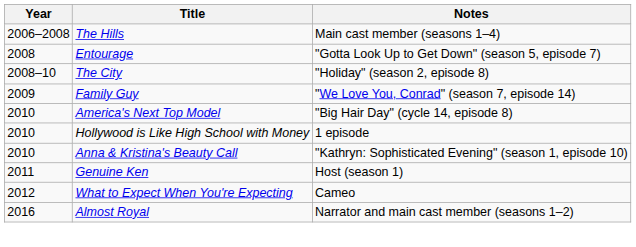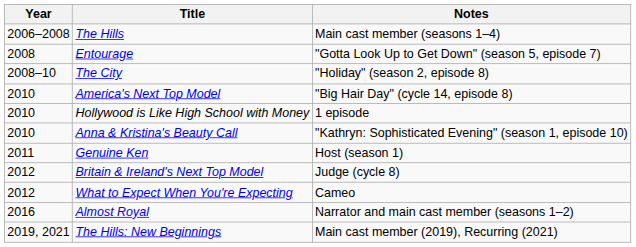- row: (107, 93)
+ row: (169, 172)
+ row: (148, 232)
